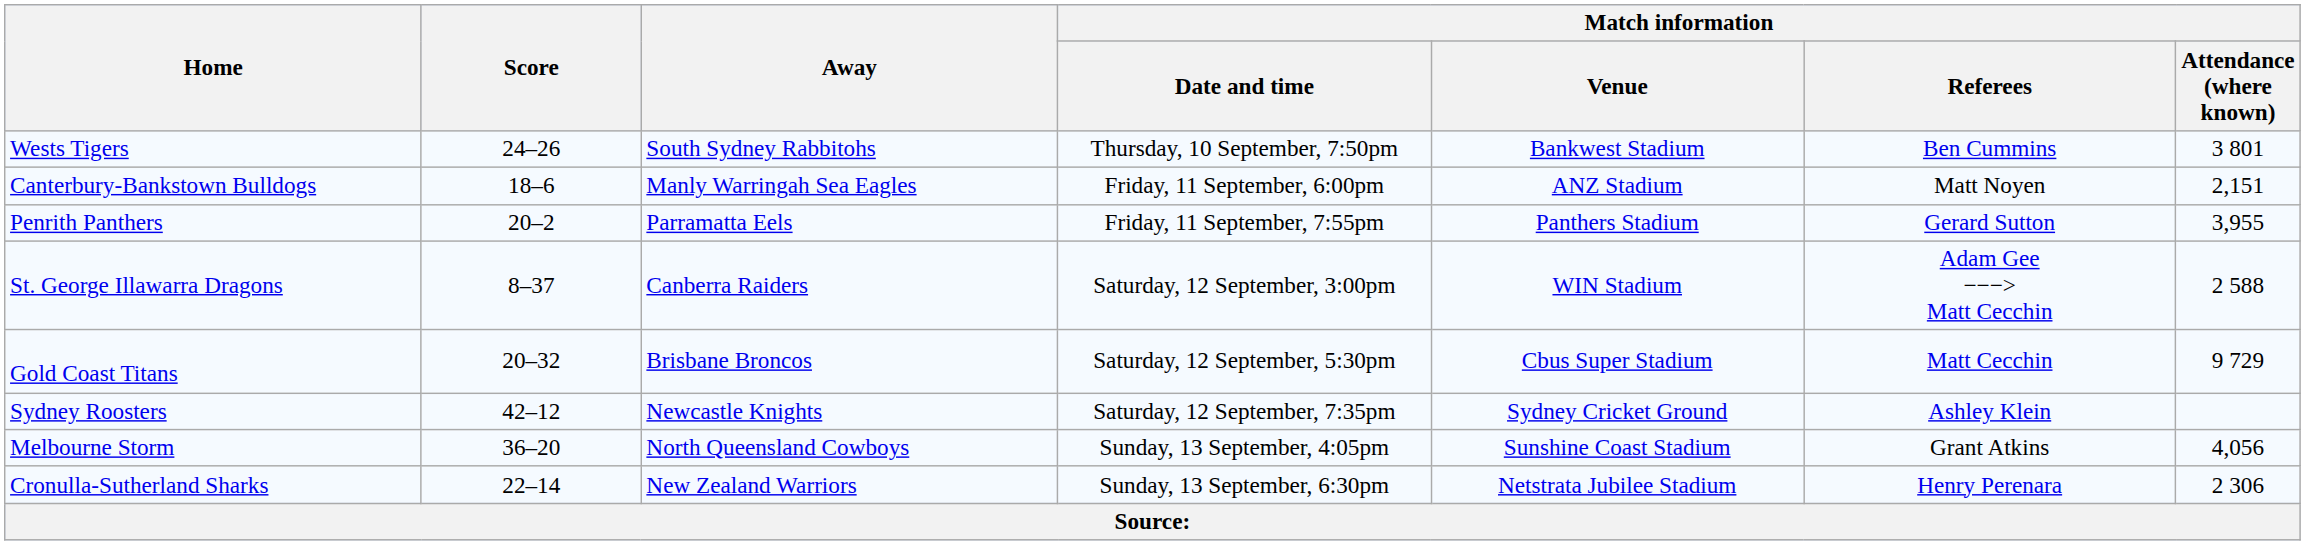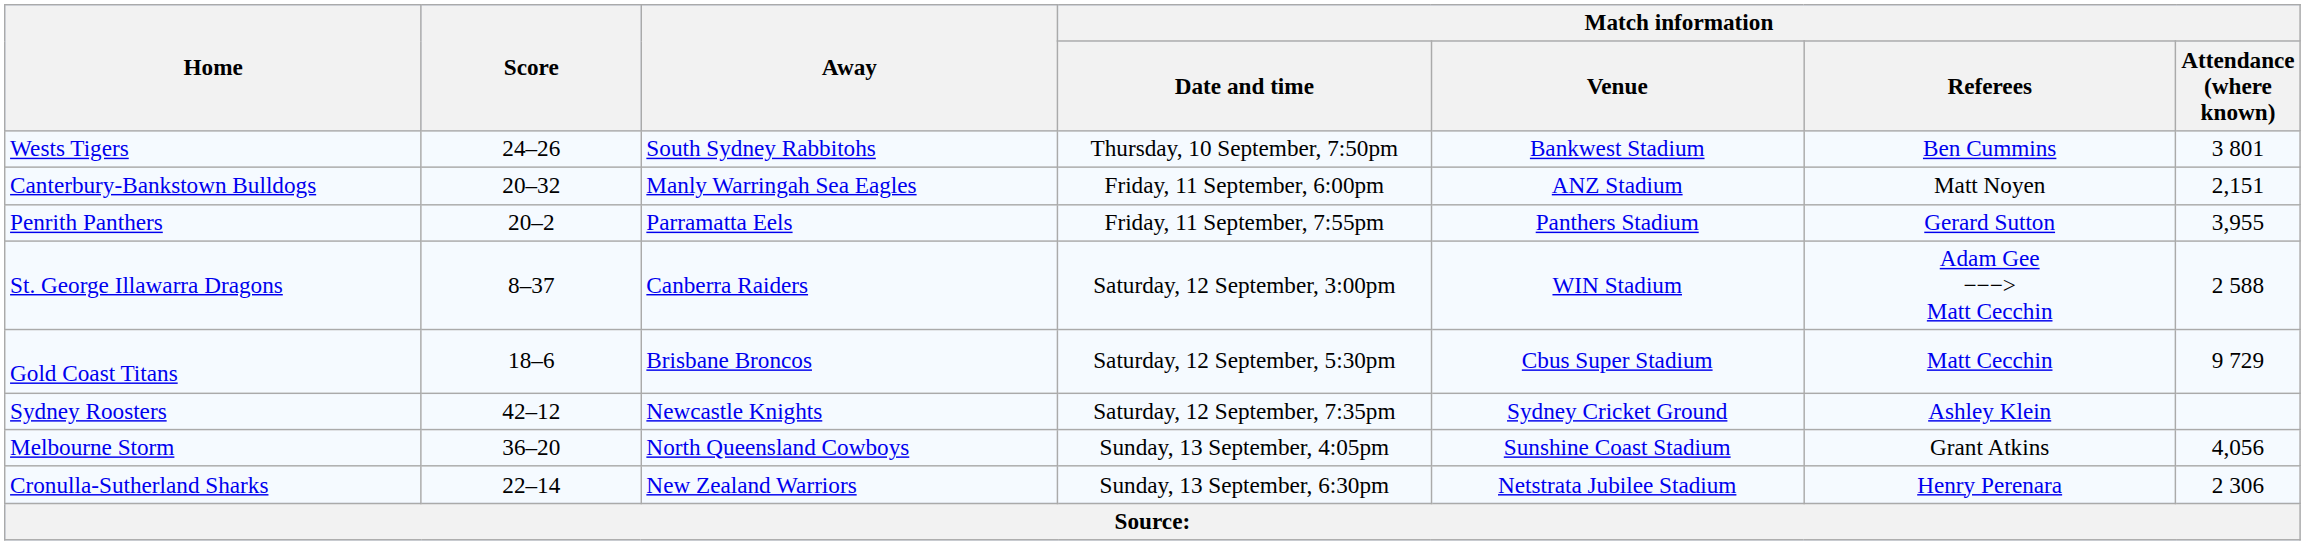(531, 185) 18–6 -> (531, 185) 20–32
(531, 361) 20–32 -> (531, 361) 18–6
